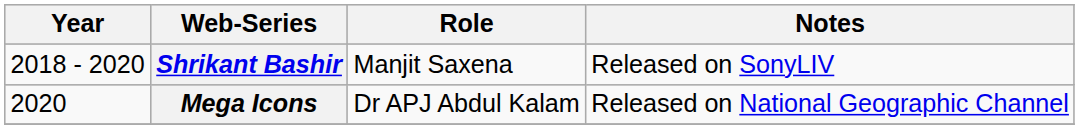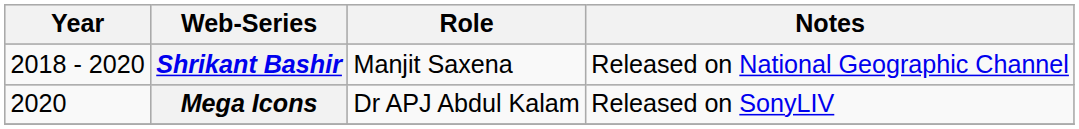(713, 64) Released on SonyLIV -> (830, 64) Released on National Geographic Channel
(830, 104) Released on National Geographic Channel -> (713, 104) Released on SonyLIV
